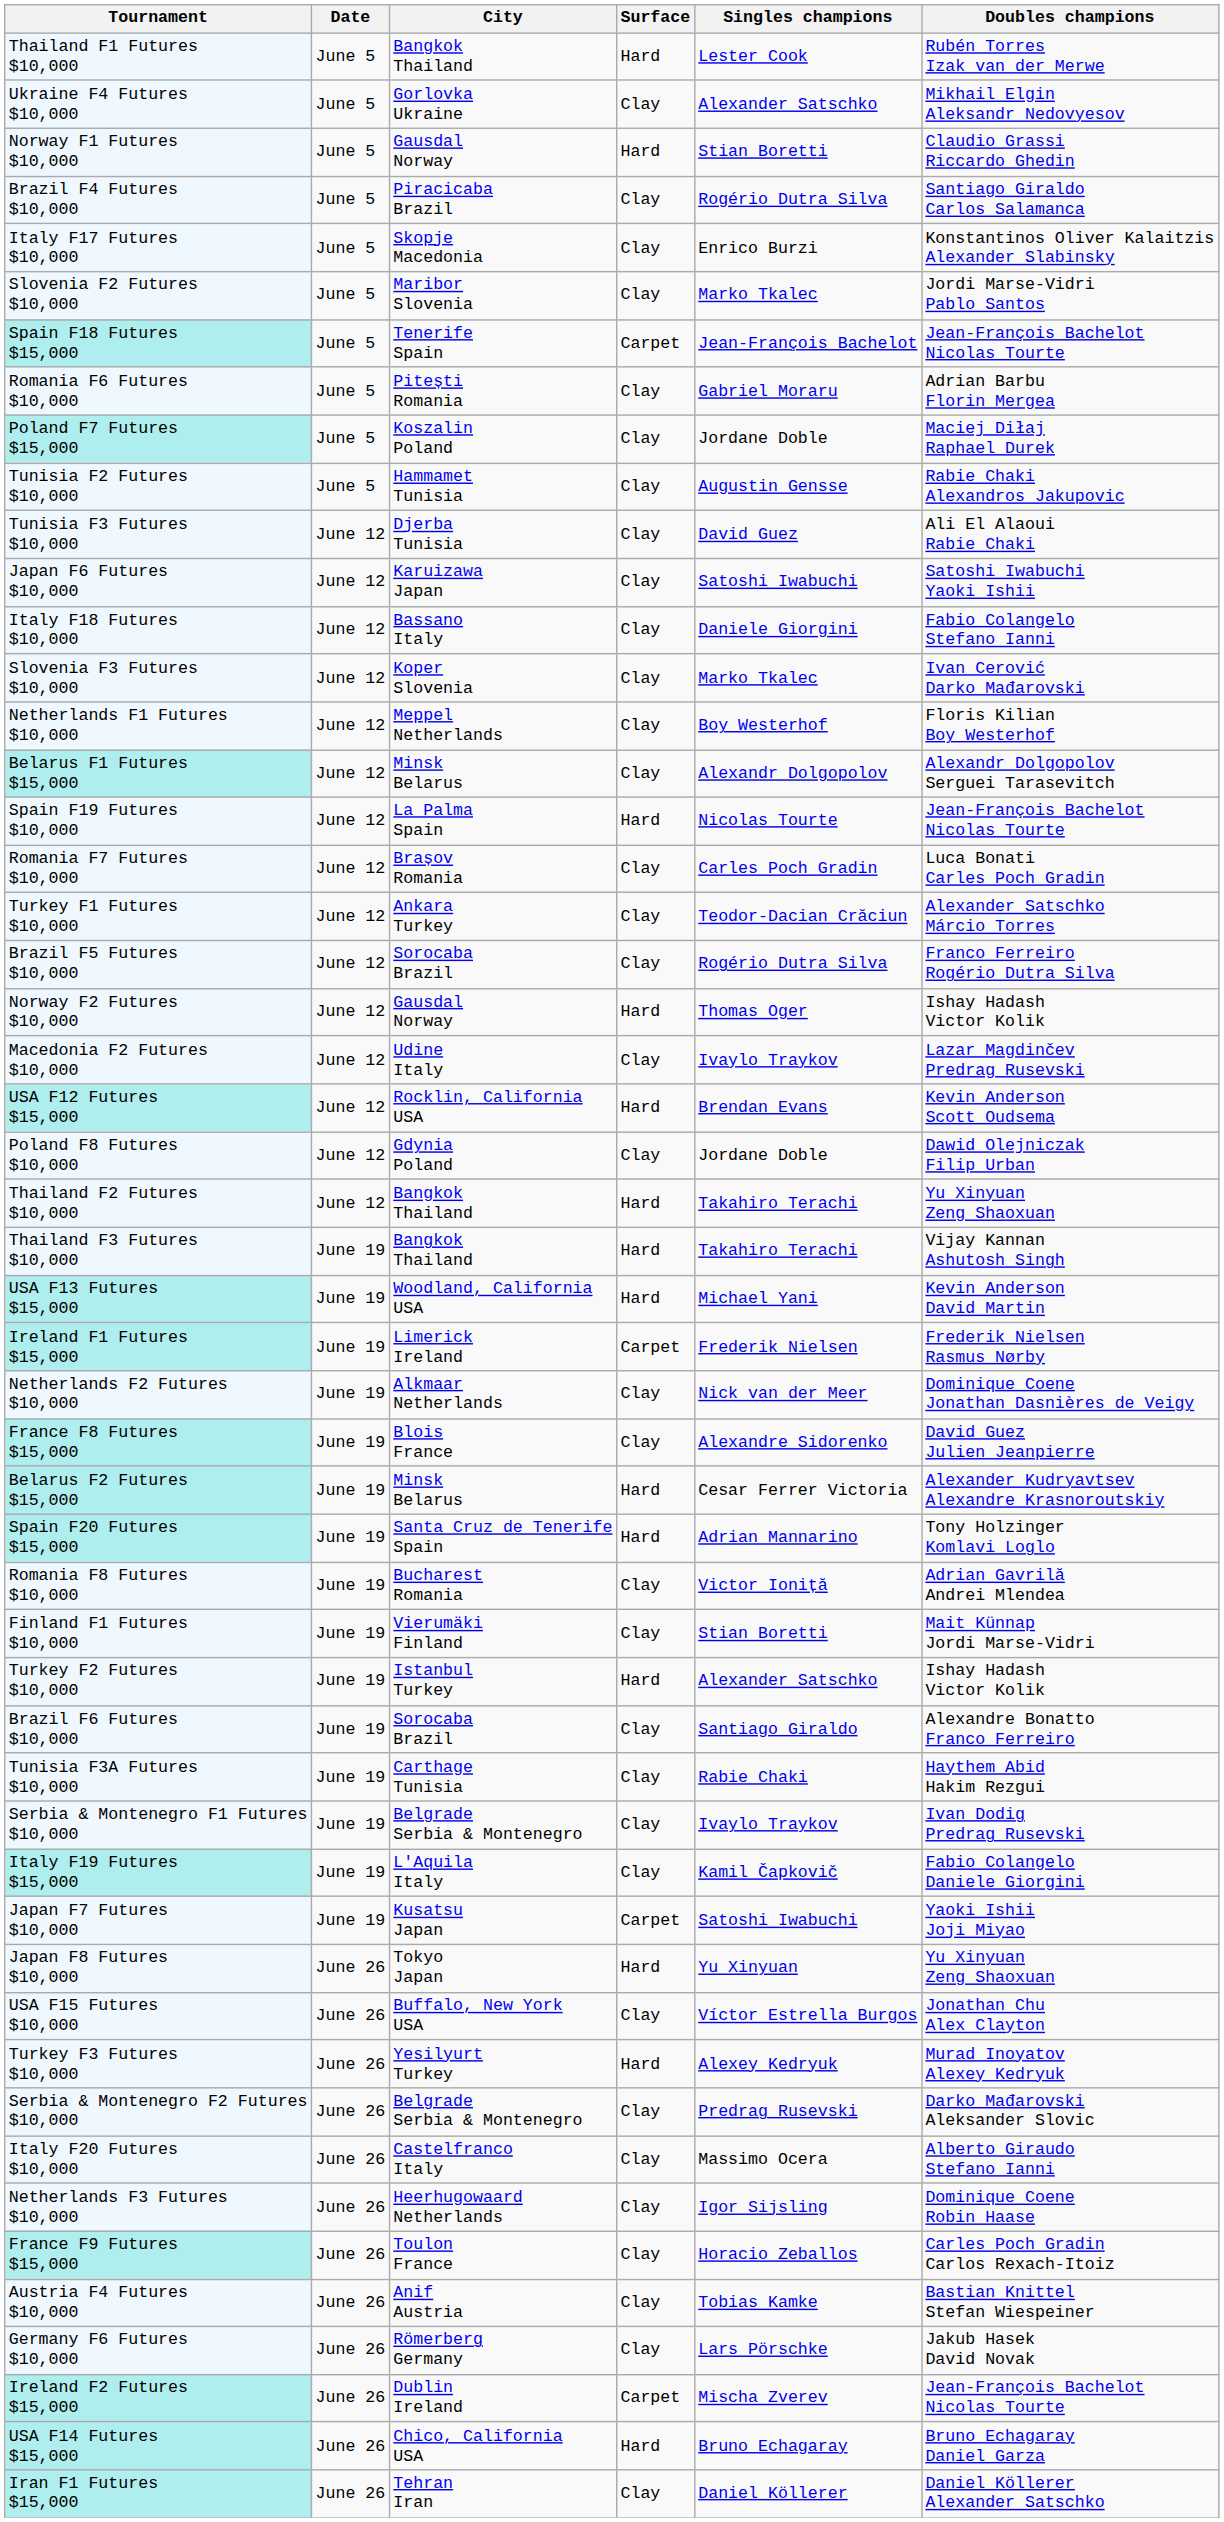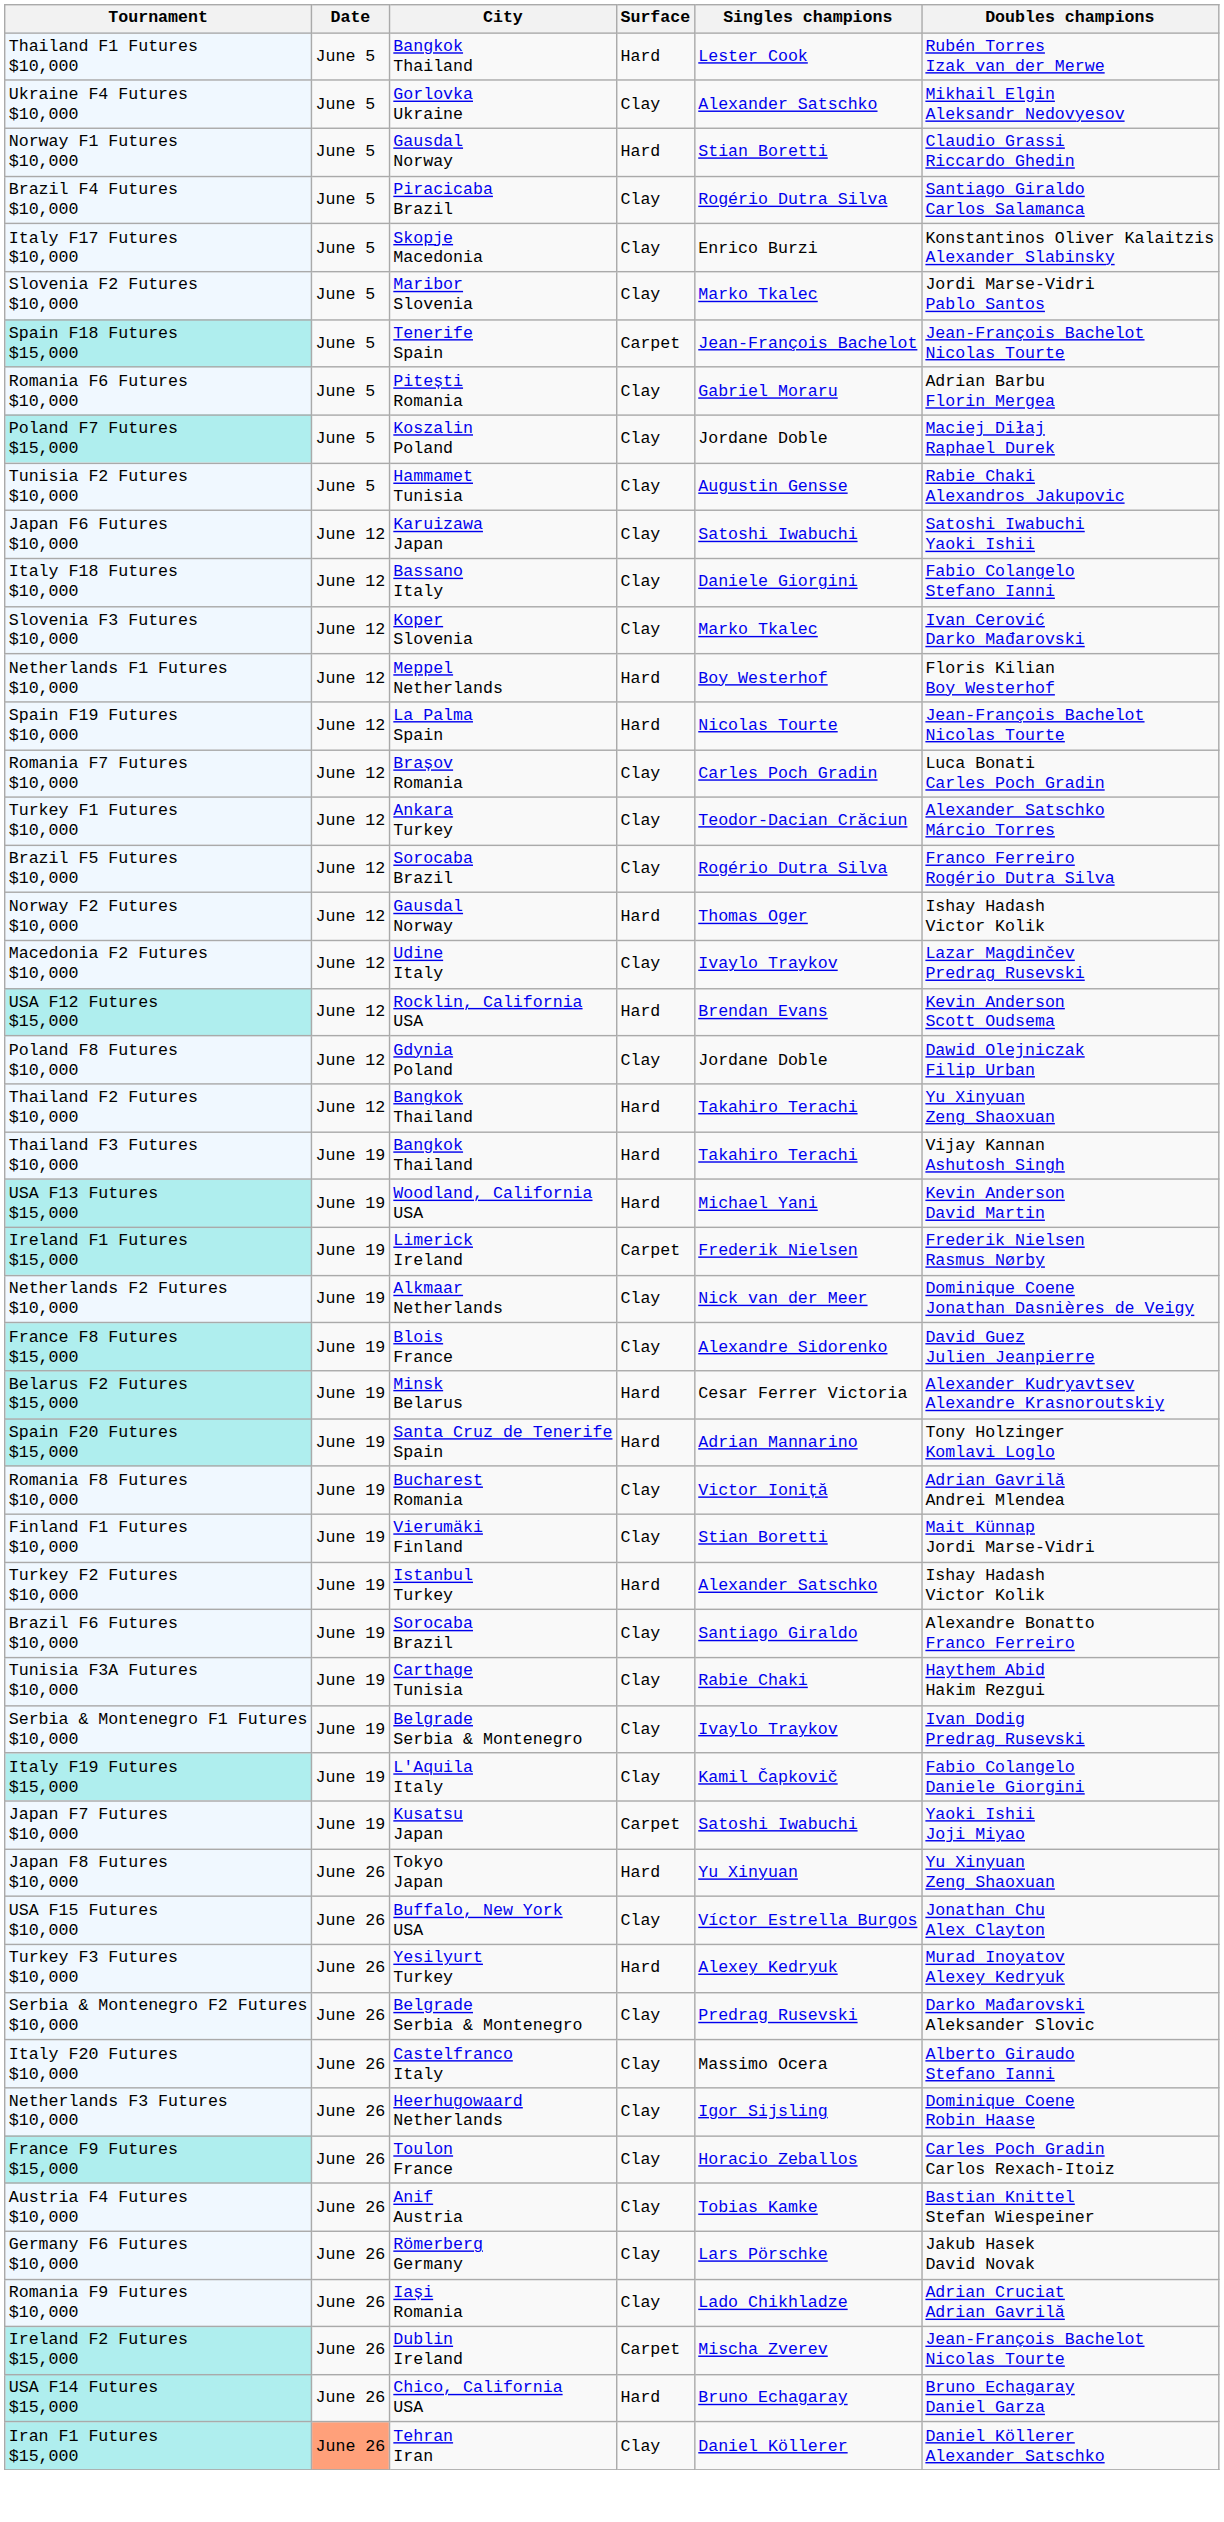- row: (98, 534)
(640, 725) Clay -> (640, 677) Hard
- row: (98, 773)
+ row: (98, 2302)
(350, 2494) no background -> (350, 2446) lightsalmon background
